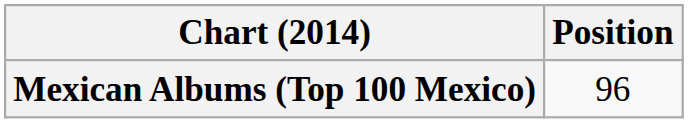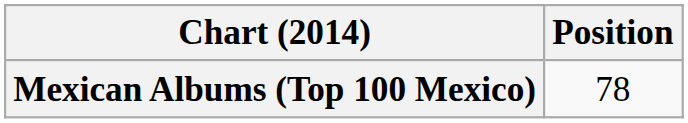(613, 88) 96 -> (613, 88) 78
